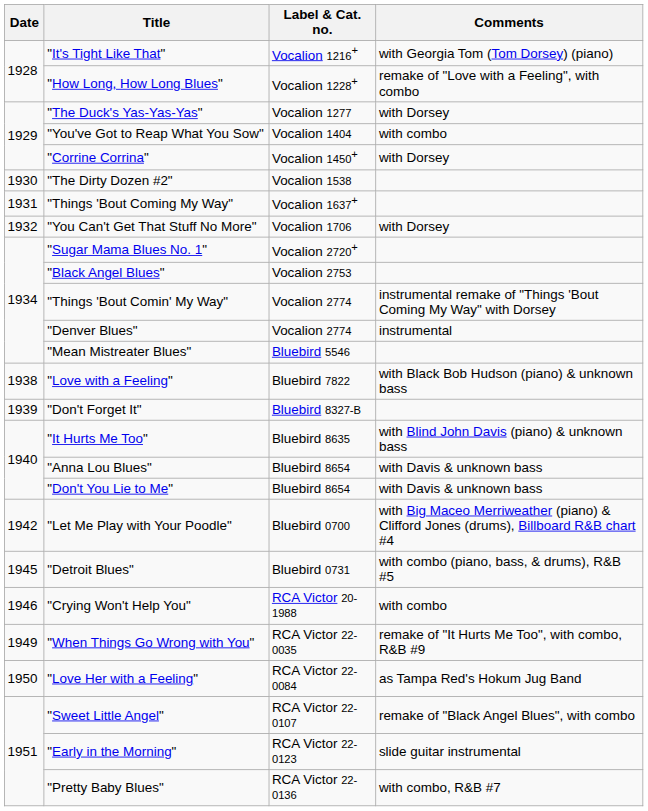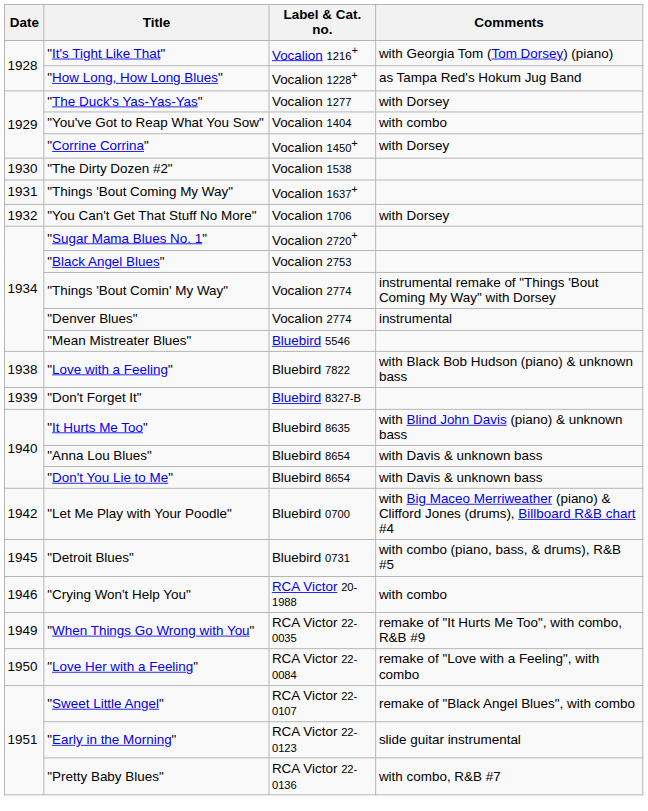(489, 84) remake of "Love with a Feeling", with combo -> (480, 78) as Tampa Red's Hokum Jug Band
(480, 678) as Tampa Red's Hokum Jug Band -> (489, 667) remake of "Love with a Feeling", with combo
